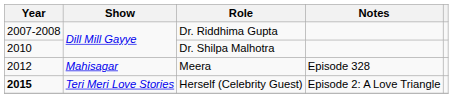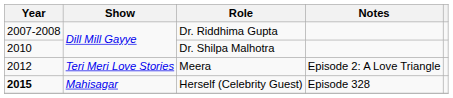(92, 66) Mahisagar -> (120, 66) Teri Meri Love Stories
(339, 66) Episode 328 -> (374, 66) Episode 2: A Love Triangle
(120, 84) Teri Meri Love Stories -> (92, 84) Mahisagar
(374, 84) Episode 2: A Love Triangle -> (339, 84) Episode 328
